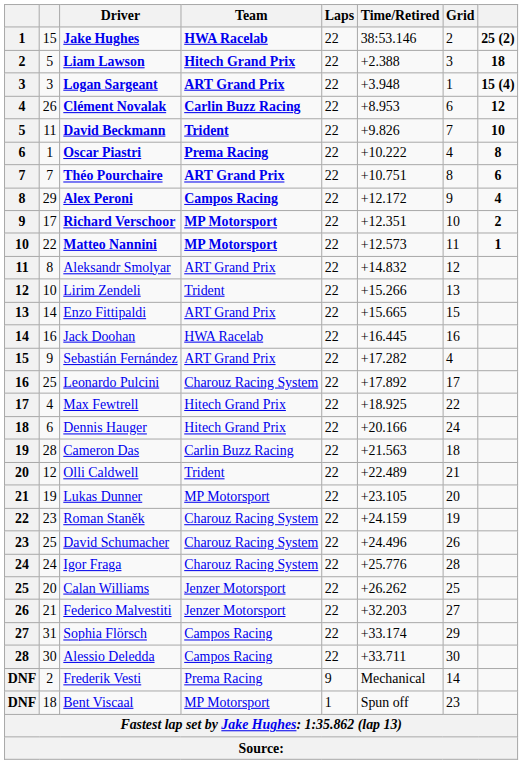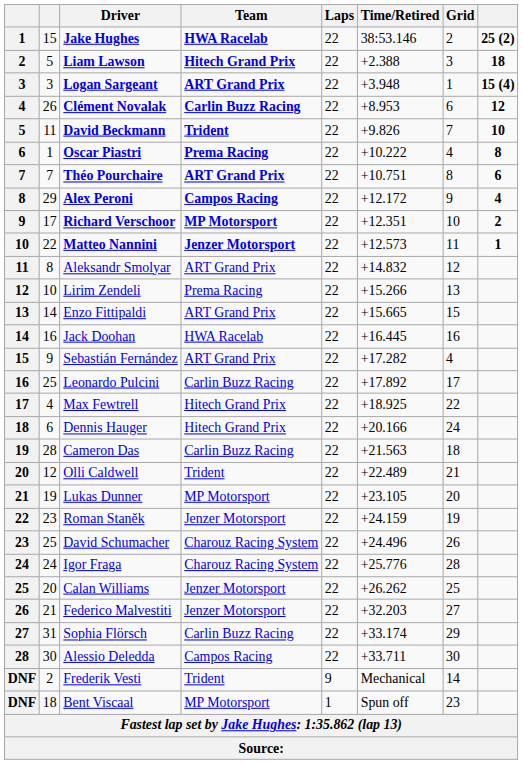(231, 244) MP Motorsport -> (240, 244) Jenzer Motorsport
(204, 290) Trident -> (223, 290) Prema Racing
(251, 381) Charouz Racing System -> (239, 381) Carlin Buzz Racing
(251, 519) Charouz Racing System -> (235, 519) Jenzer Motorsport
(228, 633) Campos Racing -> (239, 633) Carlin Buzz Racing
(223, 679) Prema Racing -> (204, 679) Trident
